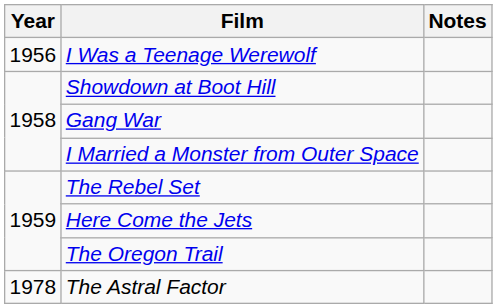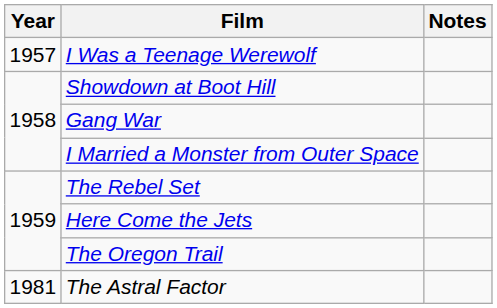(33, 54) 1956 -> (33, 54) 1957
(33, 287) 1978 -> (33, 287) 1981
